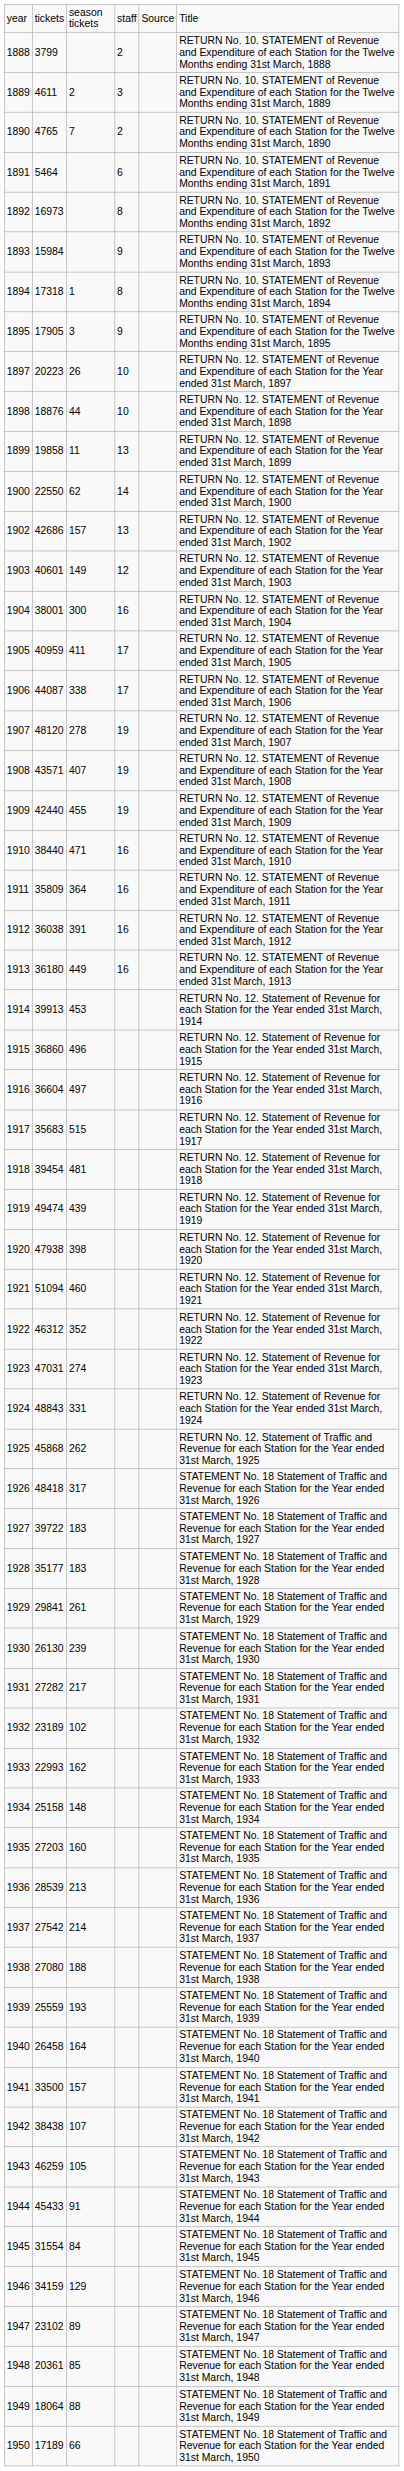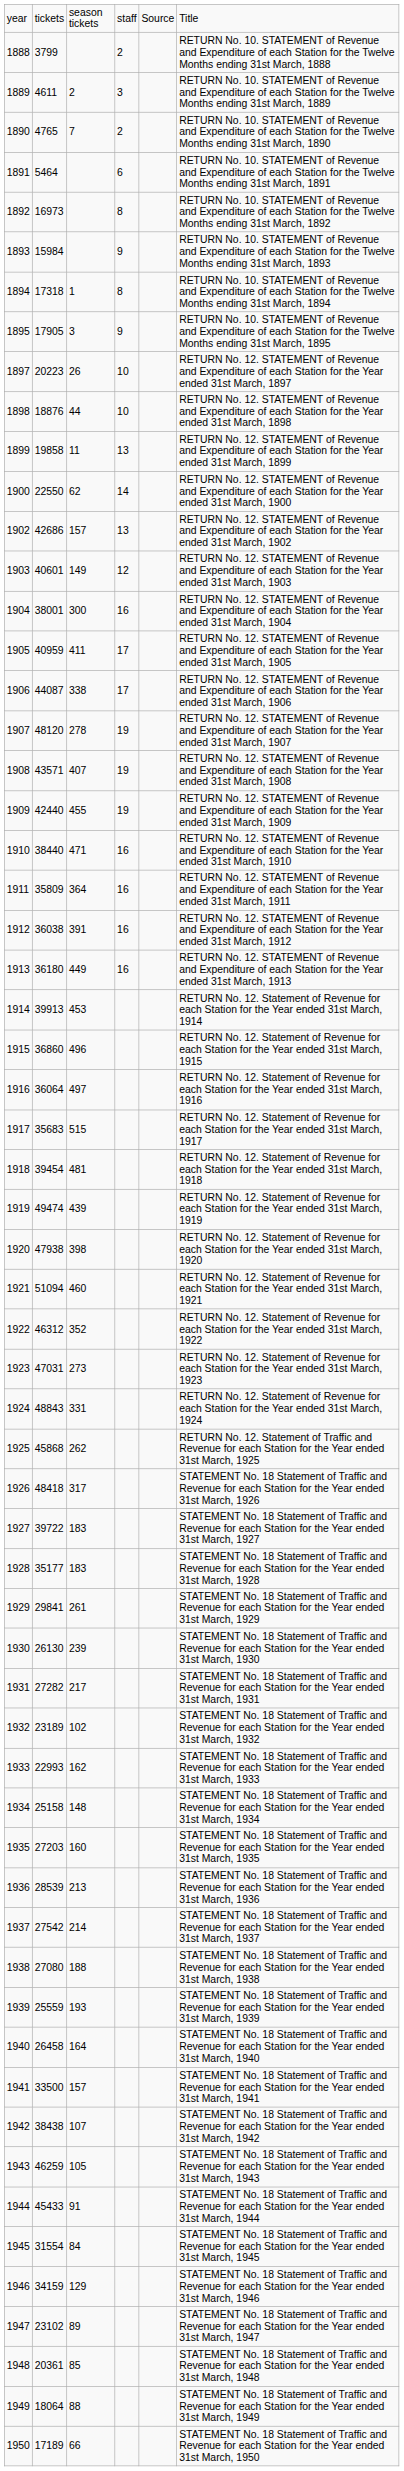(49, 1089) 36604 -> (49, 1089) 36064
(78, 1369) 274 -> (78, 1369) 273
